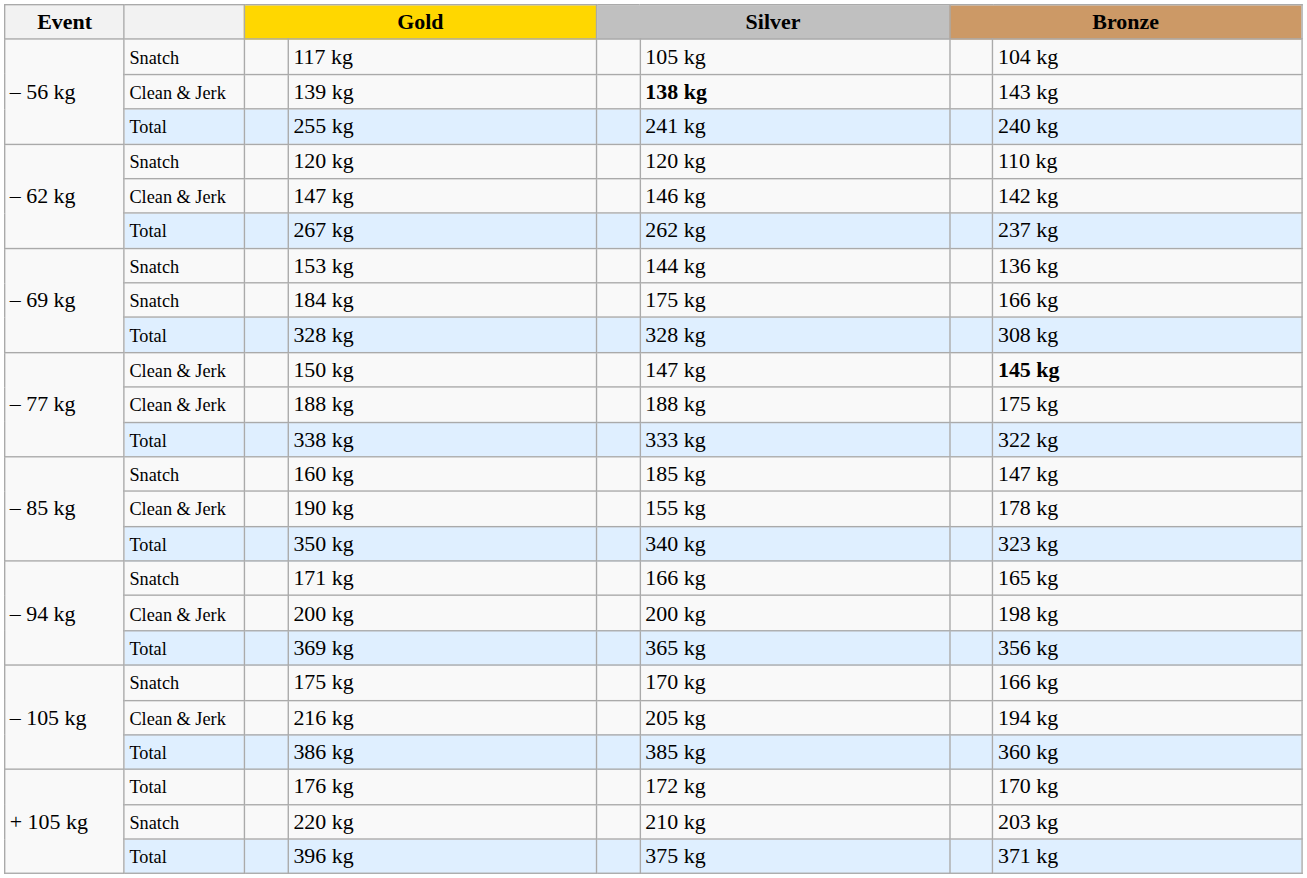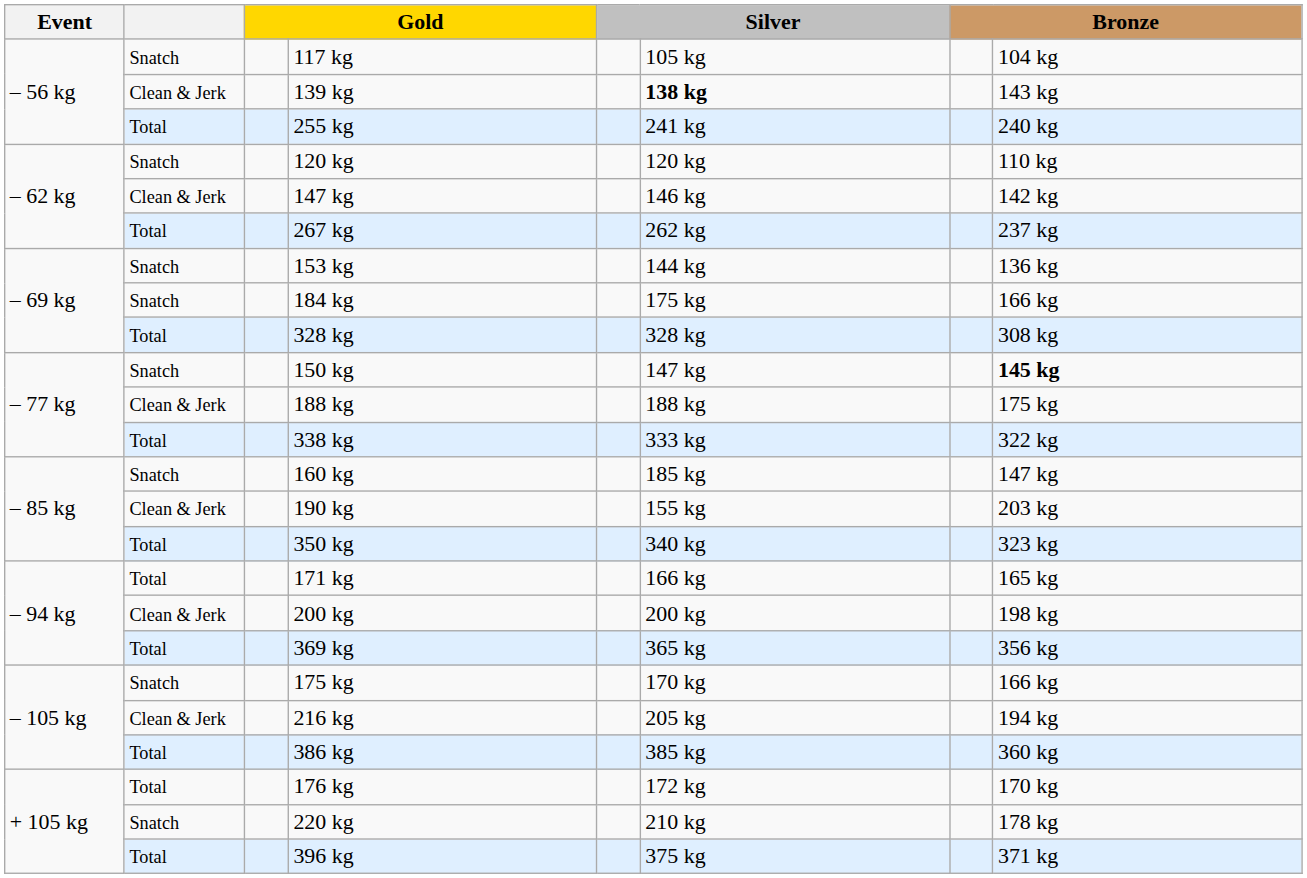(178, 370) Clean & Jerk -> (154, 370) Snatch
(1028, 508) 178 kg -> (1028, 508) 203 kg
(154, 579) Snatch -> (148, 579) Total
(1028, 821) 203 kg -> (1028, 821) 178 kg
